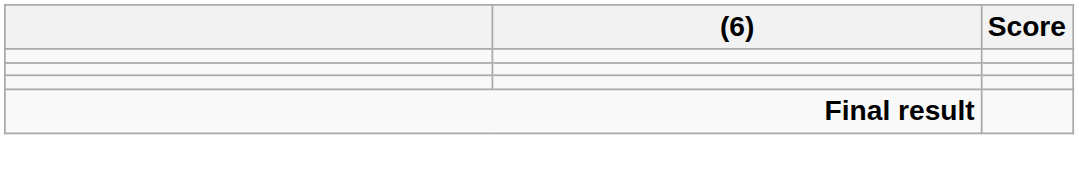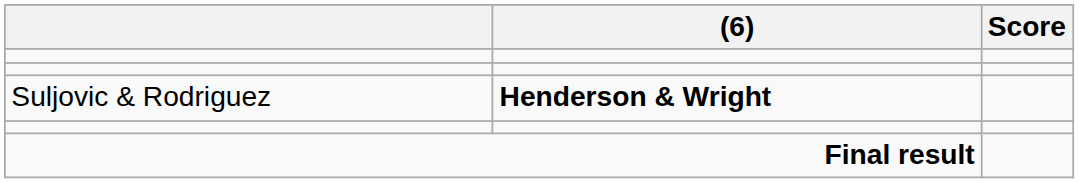+ row: (141, 97)
